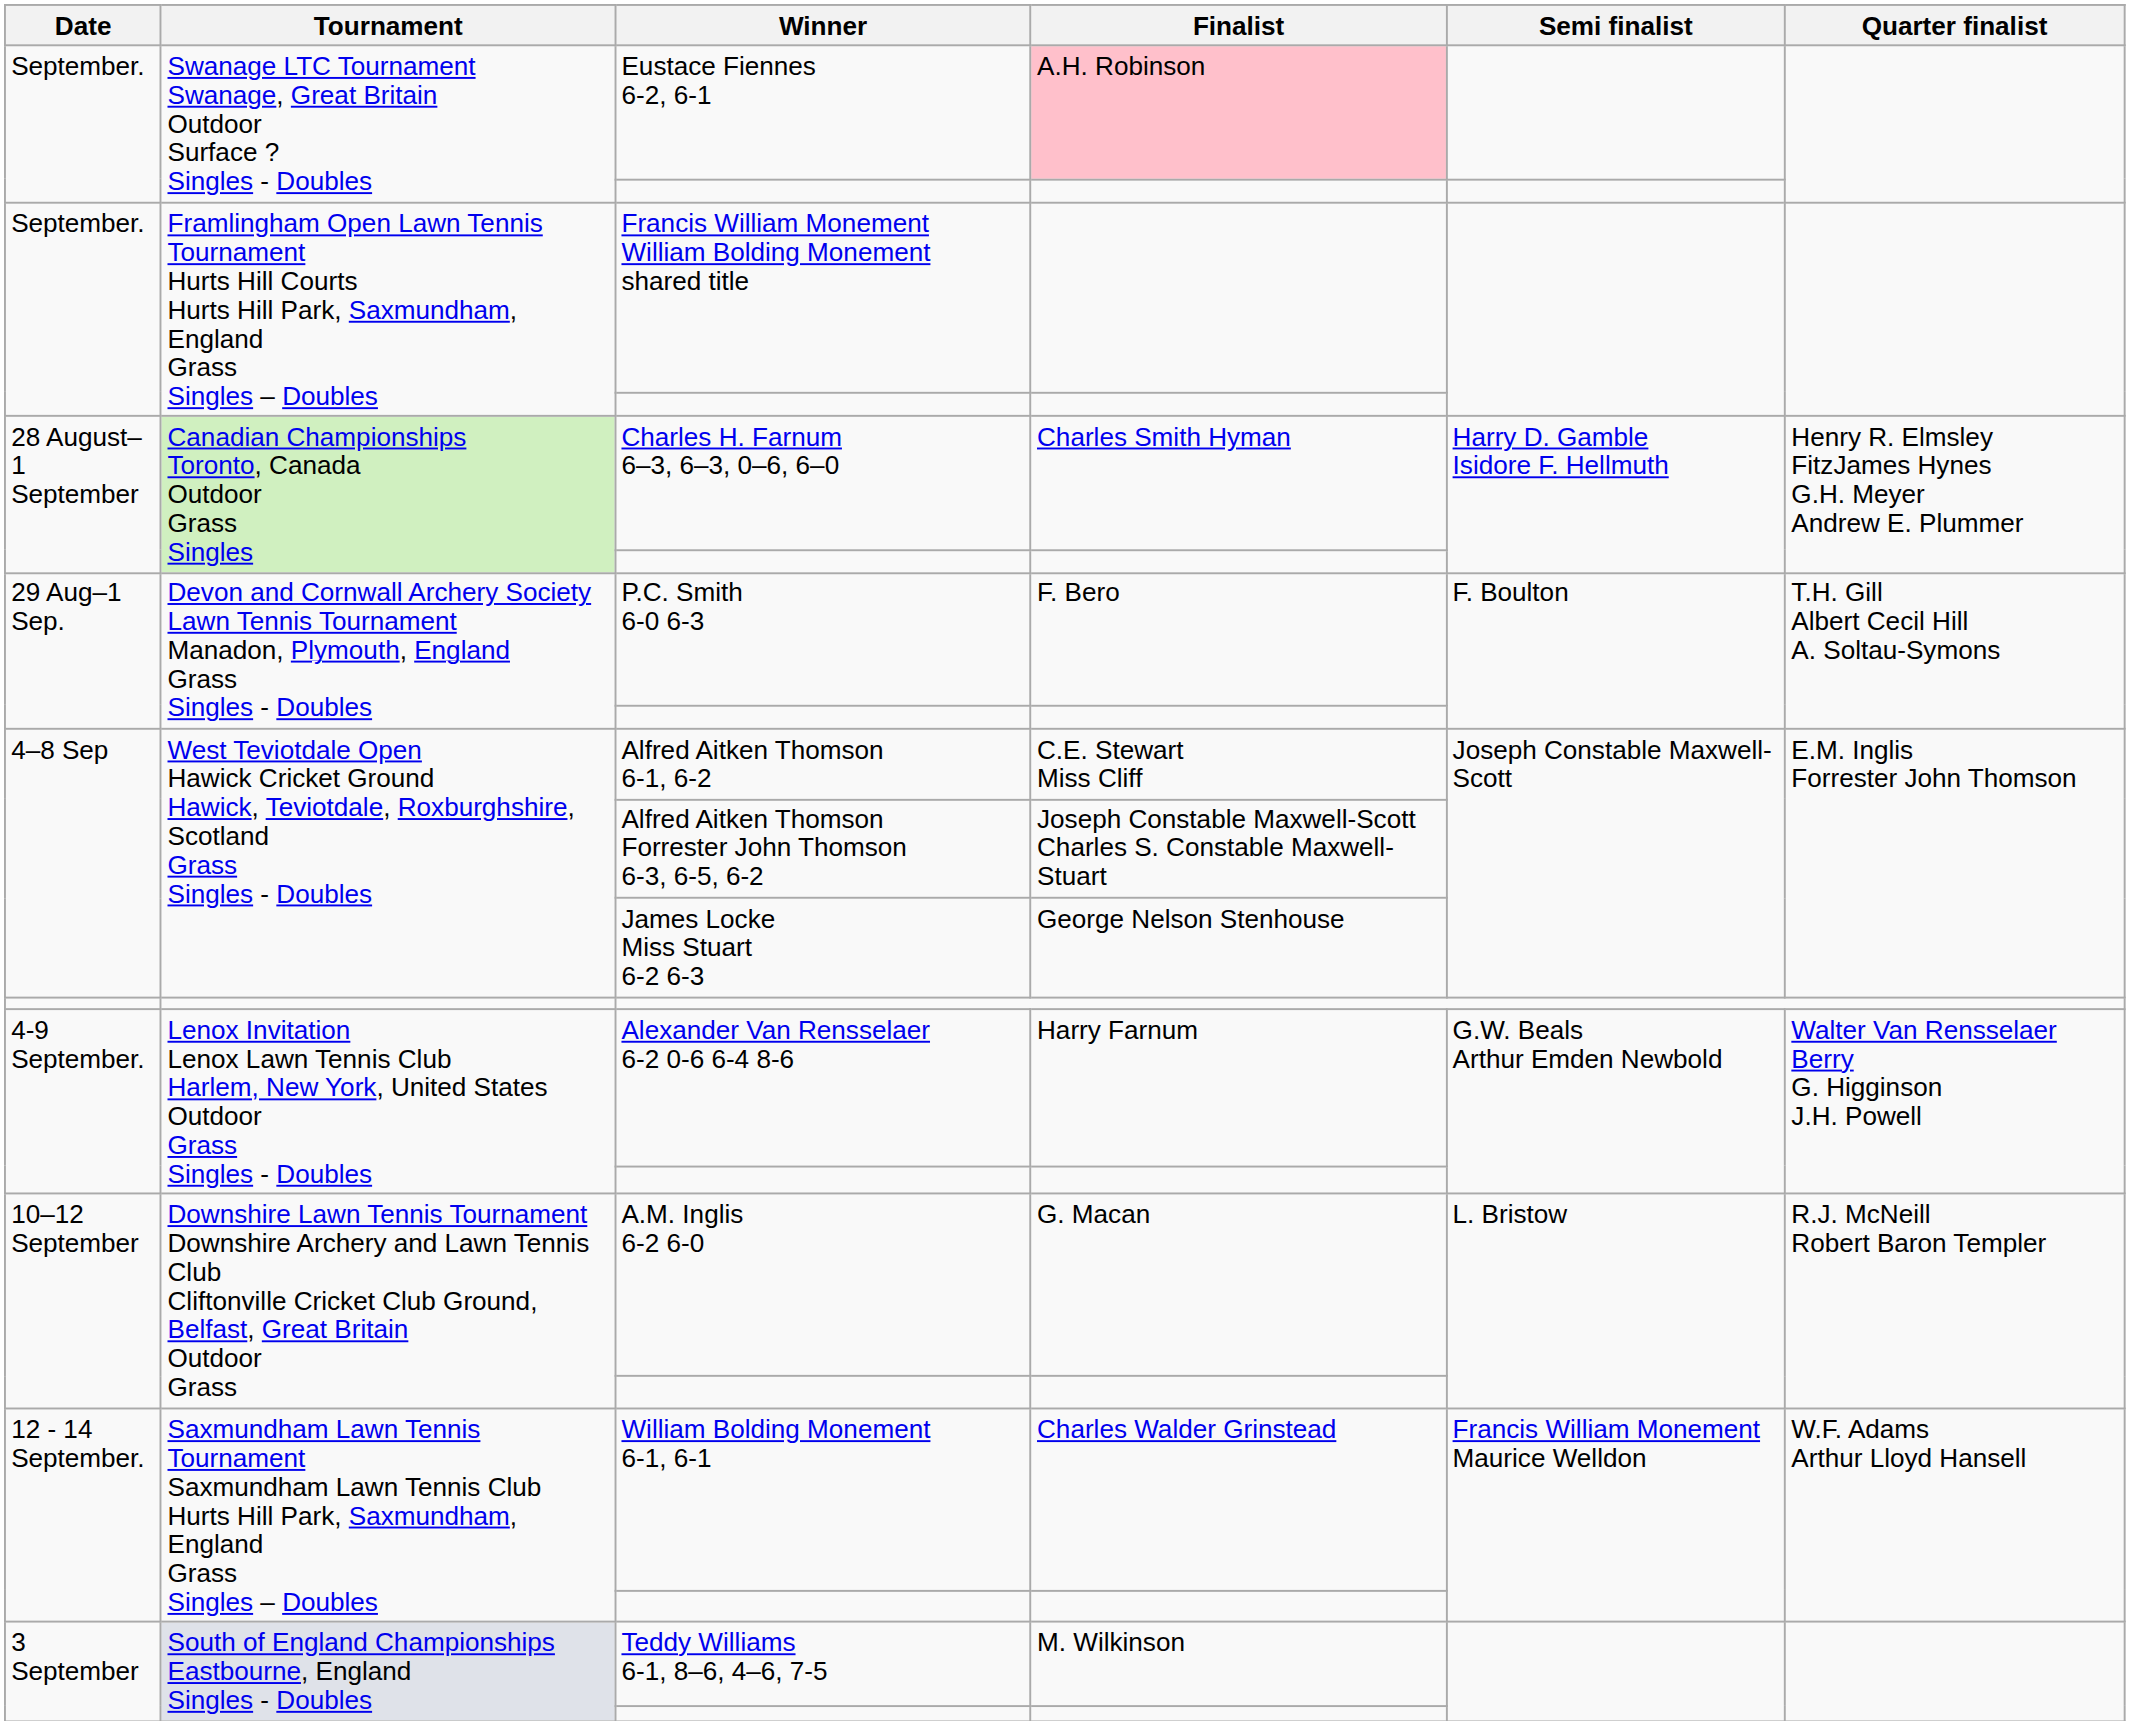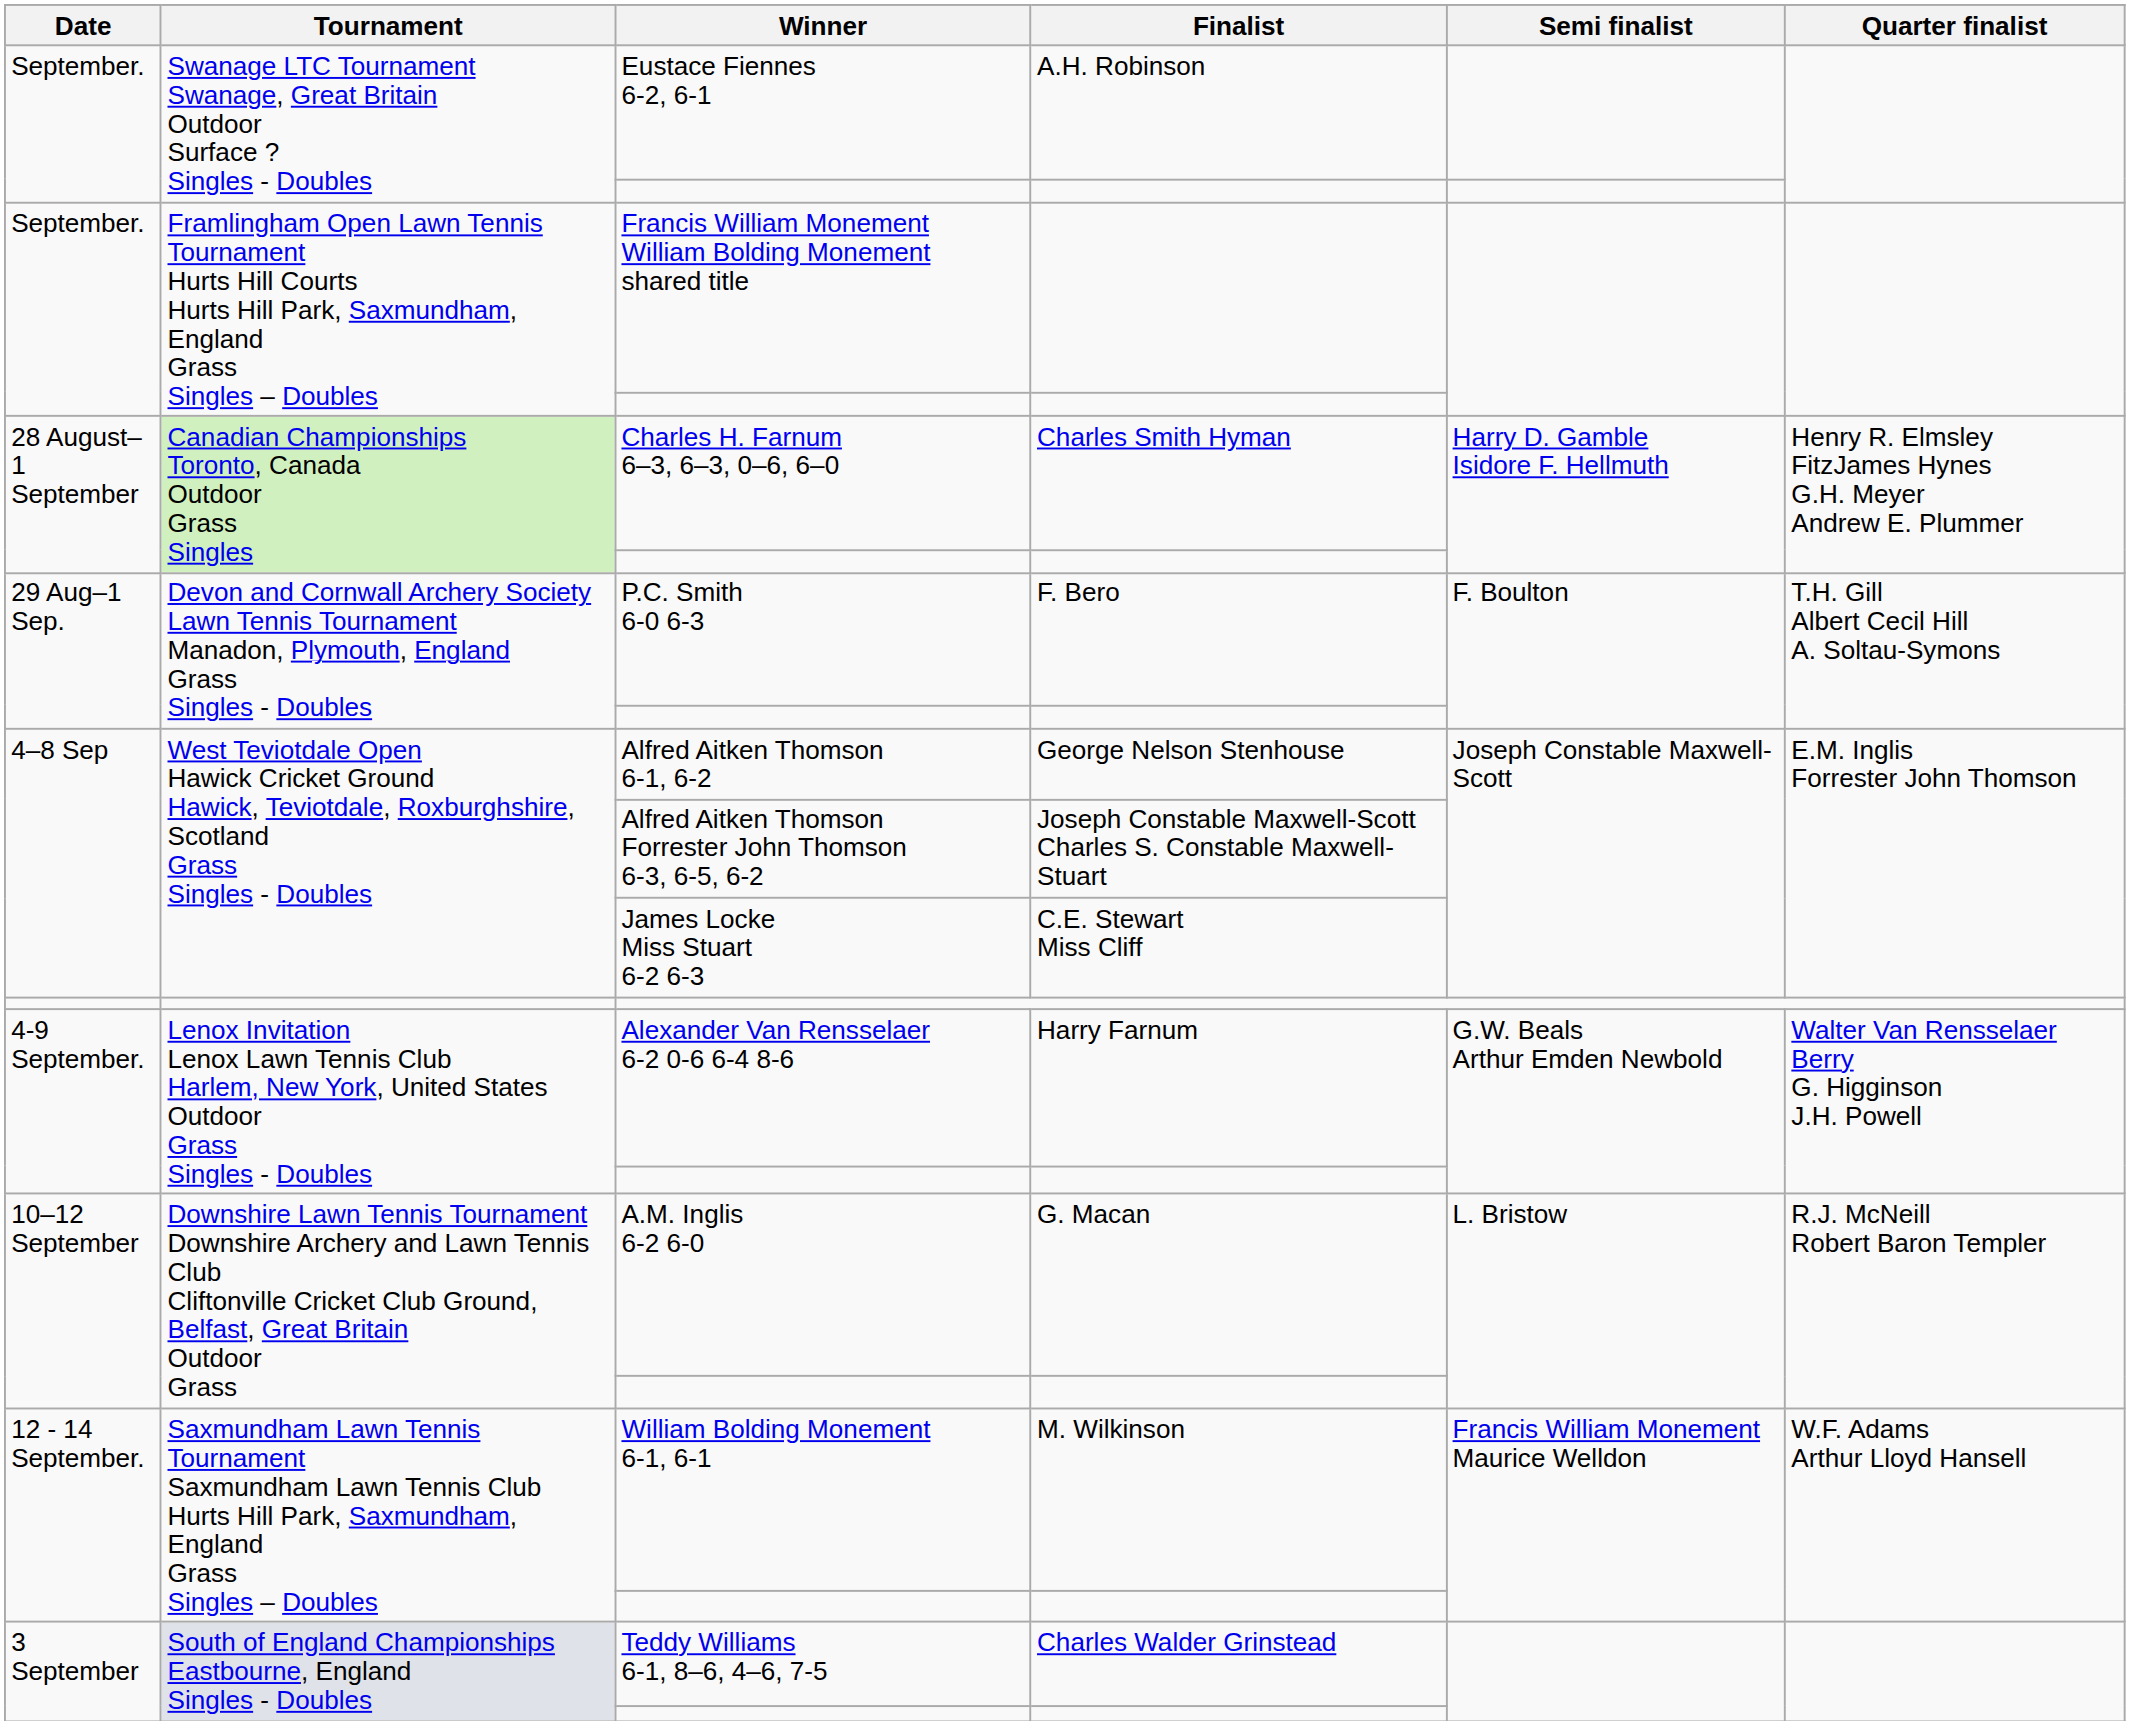(1121, 66) pink background -> (1121, 66) no background
(1110, 764) C.E. Stewart Miss Cliff -> (1191, 749) George Nelson Stenhouse
(1191, 918) George Nelson Stenhouse -> (1110, 932) C.E. Stewart Miss Cliff
(1187, 1428) Charles Walder Grinstead -> (1111, 1428) M. Wilkinson
(1111, 1642) M. Wilkinson -> (1187, 1642) Charles Walder Grinstead
